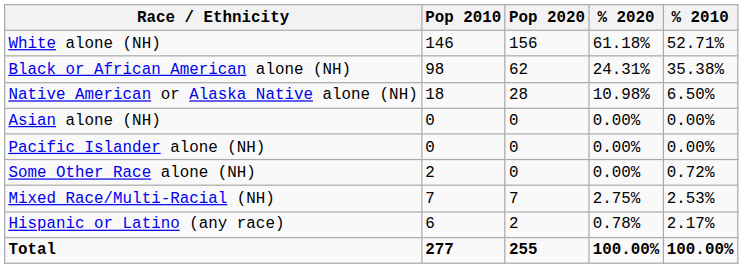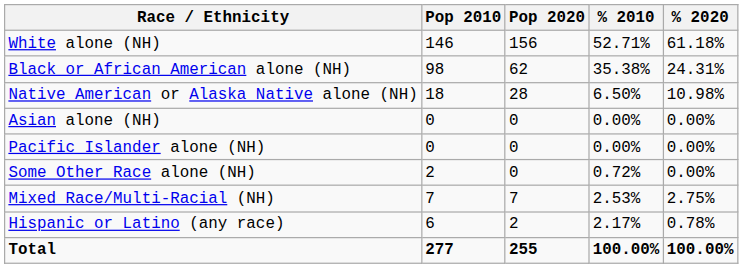columns swapped: (700, 18) <-> (626, 18)
